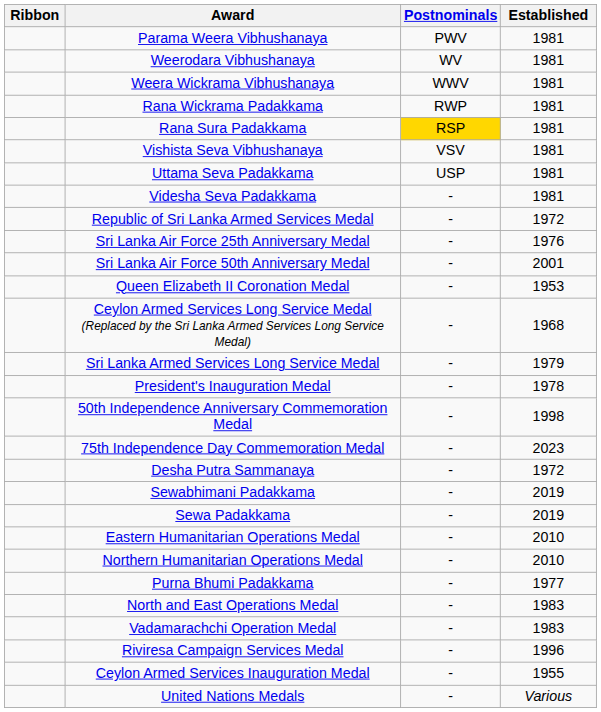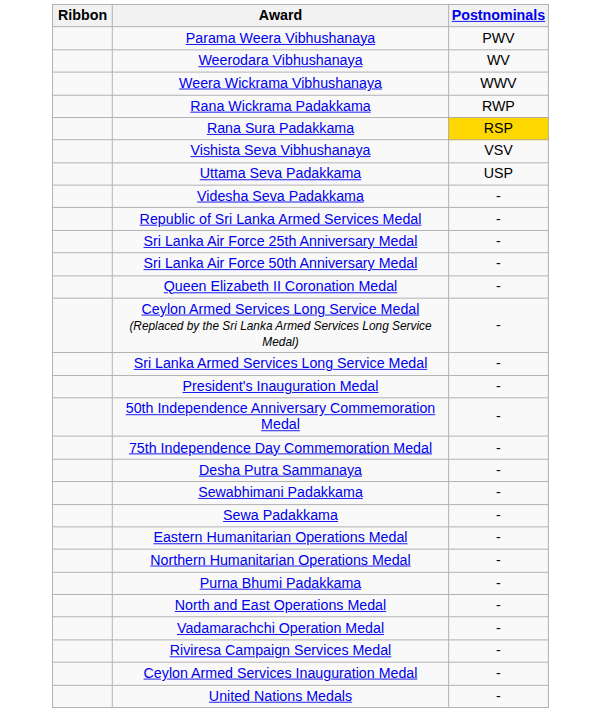- column: (548, 15)
